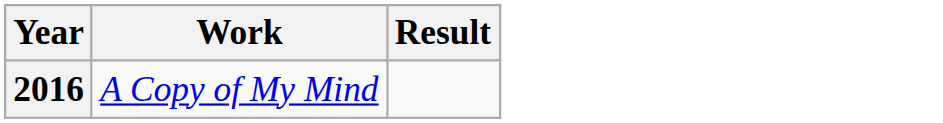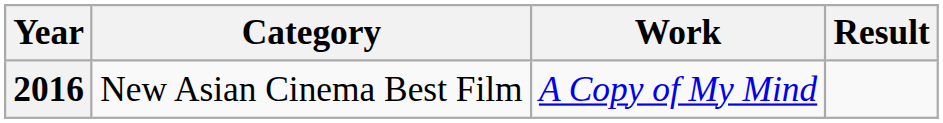+ column: (311, 32)
